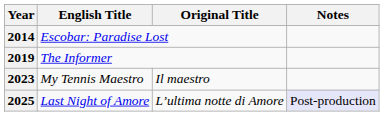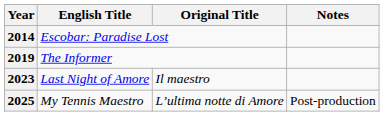(92, 79) My Tennis Maestro -> (95, 79) Last Night of Amore
(95, 100) Last Night of Amore -> (92, 100) My Tennis Maestro
(333, 100) lavender background -> (333, 100) no background
